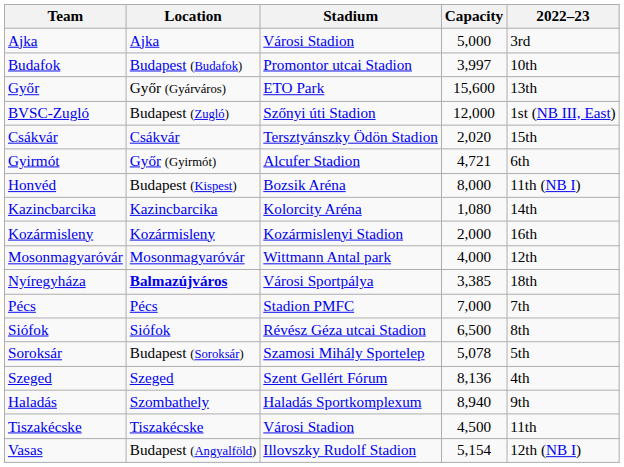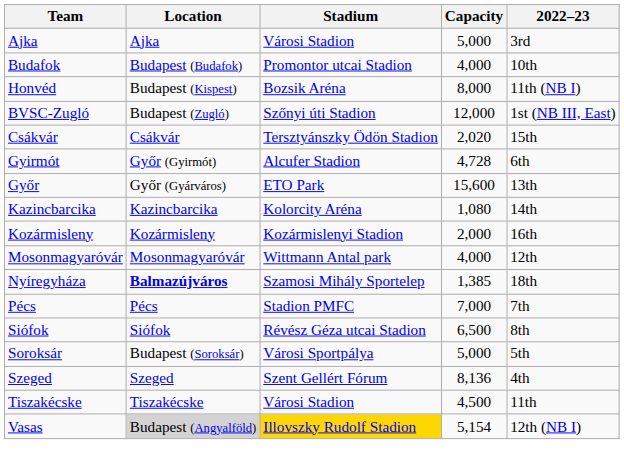(474, 64) 3,997 -> (474, 64) 4,000
rows swapped: (32, 185) <-> (24, 88)
(474, 161) 4,721 -> (474, 161) 4,728
(318, 281) Városi Sportpálya -> (344, 281) Szamosi Mihály Sportelep
(474, 281) 3,385 -> (474, 281) 1,385
(344, 354) Szamosi Mihály Sportelep -> (318, 354) Városi Sportpálya
(474, 354) 5,078 -> (474, 354) 5,000
- row: (32, 402)
(193, 450) no background -> (193, 426) lightgrey background
(340, 450) no background -> (340, 426) gold background
